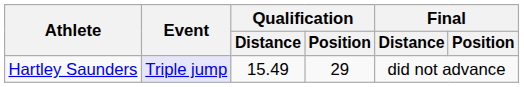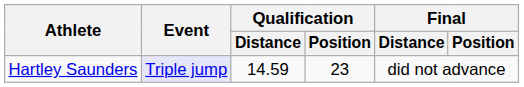(268, 69) 15.49 -> (268, 69) 14.59
(340, 69) 29 -> (340, 69) 23
